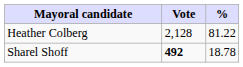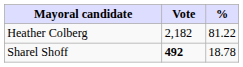(178, 33) 2,128 -> (178, 33) 2,182
